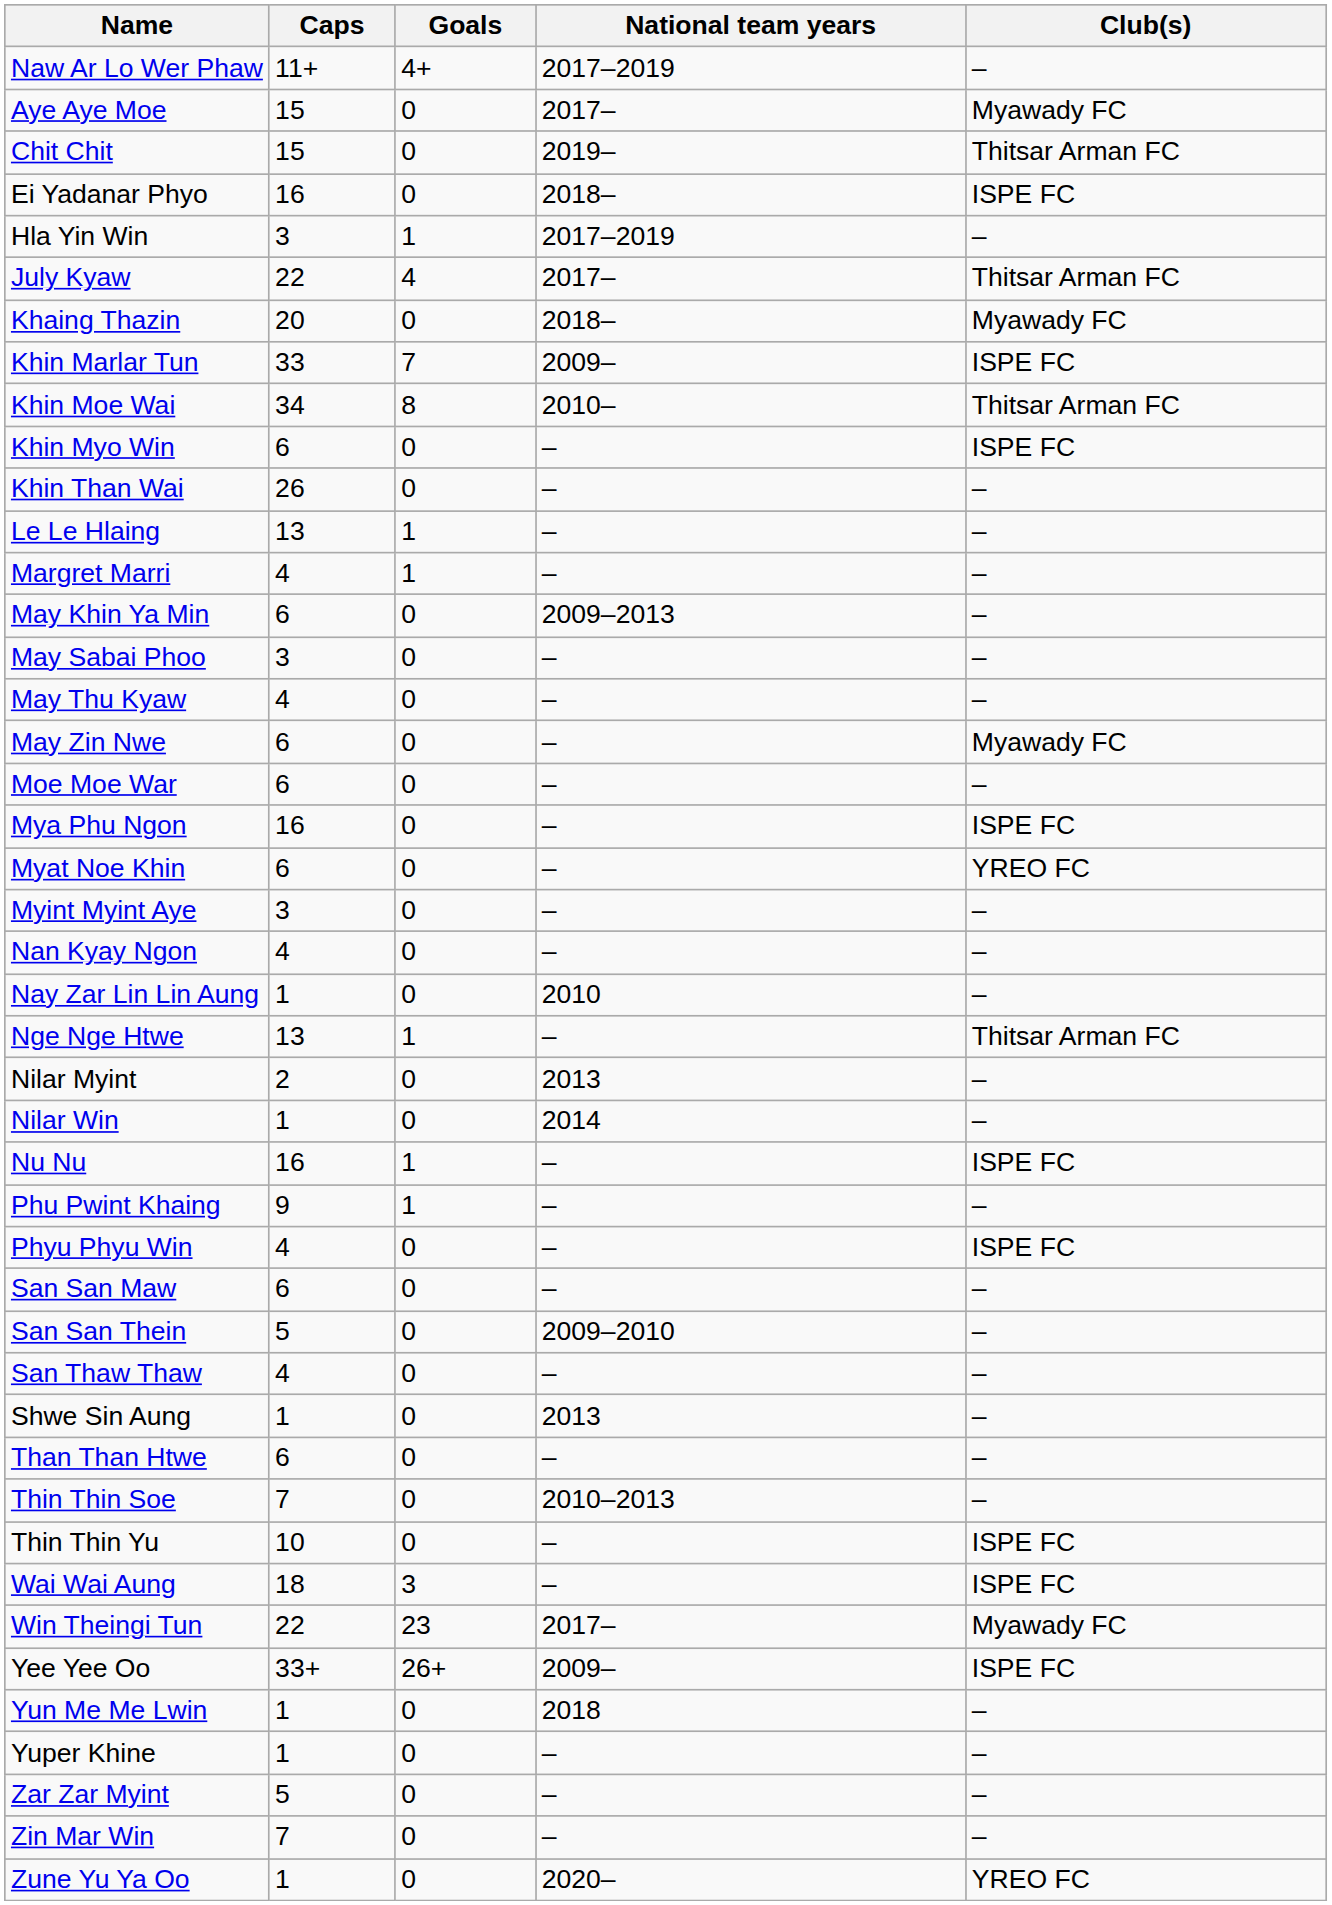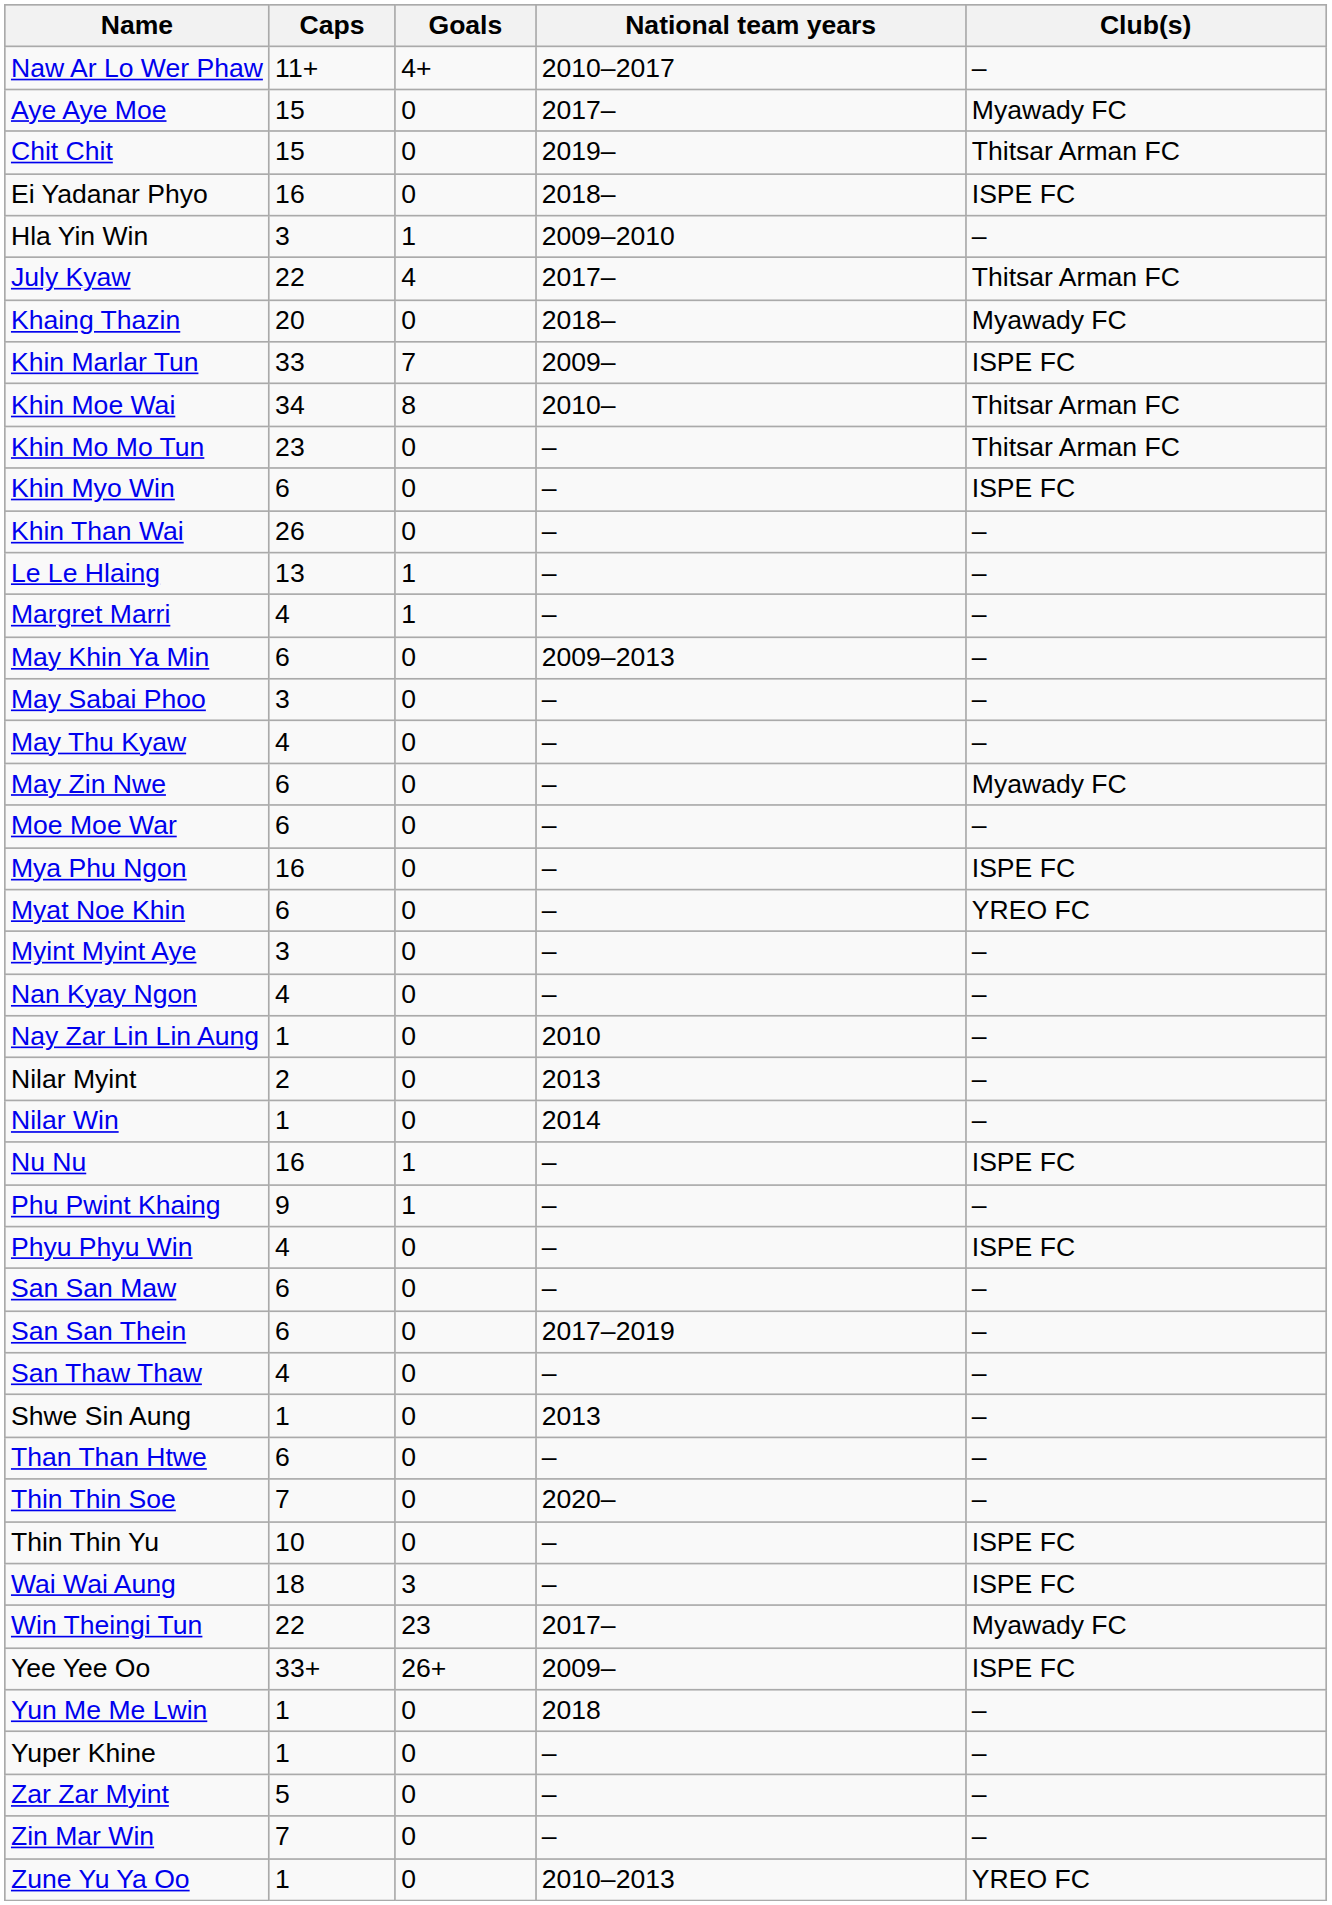(608, 67) 2017–2019 -> (608, 67) 2010–2017
(608, 236) 2017–2019 -> (608, 236) 2009–2010
+ row: (108, 446)
- row: (97, 1036)
(283, 1331) 5 -> (283, 1331) 6
(608, 1331) 2009–2010 -> (608, 1331) 2017–2019
(608, 1499) 2010–2013 -> (579, 1499) 2020–
(579, 1878) 2020– -> (608, 1878) 2010–2013
